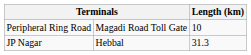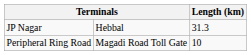rows swapped: (24, 43) <-> (49, 27)
